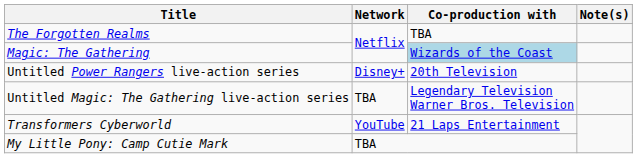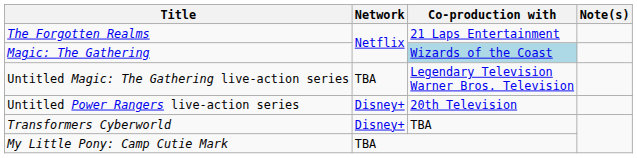(421, 33) TBA -> (485, 33) 21 Laps Entertainment
rows swapped: (178, 98) <-> (153, 72)
(380, 124) YouTube -> (380, 124) Disney+
(485, 124) 21 Laps Entertainment -> (421, 124) TBA
